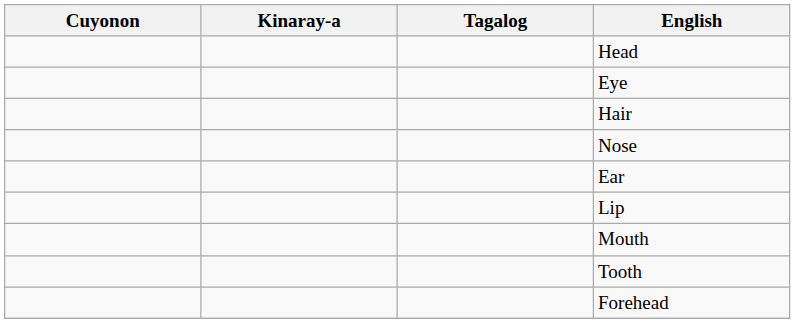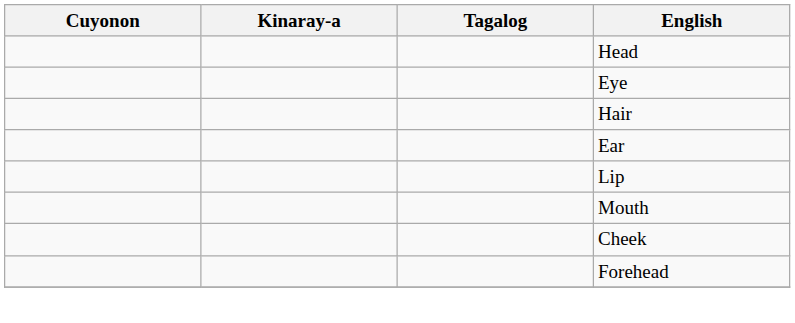- row: (618, 145)
- row: (620, 270)
+ row: (622, 239)
